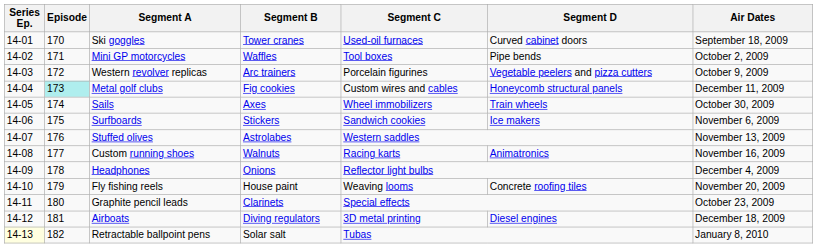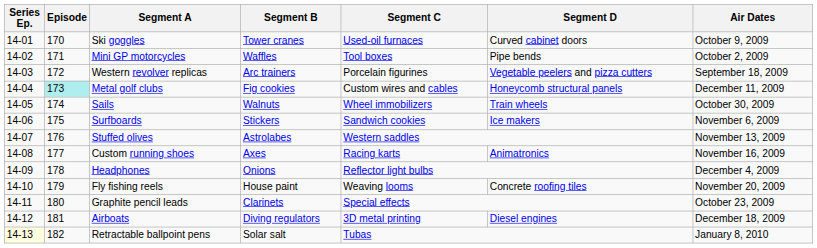(741, 40) September 18, 2009 -> (732, 40) October 9, 2009
(732, 72) October 9, 2009 -> (741, 72) September 18, 2009
(254, 105) Axes -> (261, 105) Walnuts
(261, 154) Walnuts -> (254, 154) Axes
